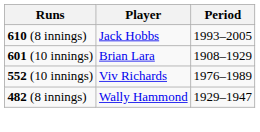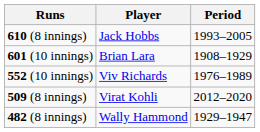+ row: (47, 96)
